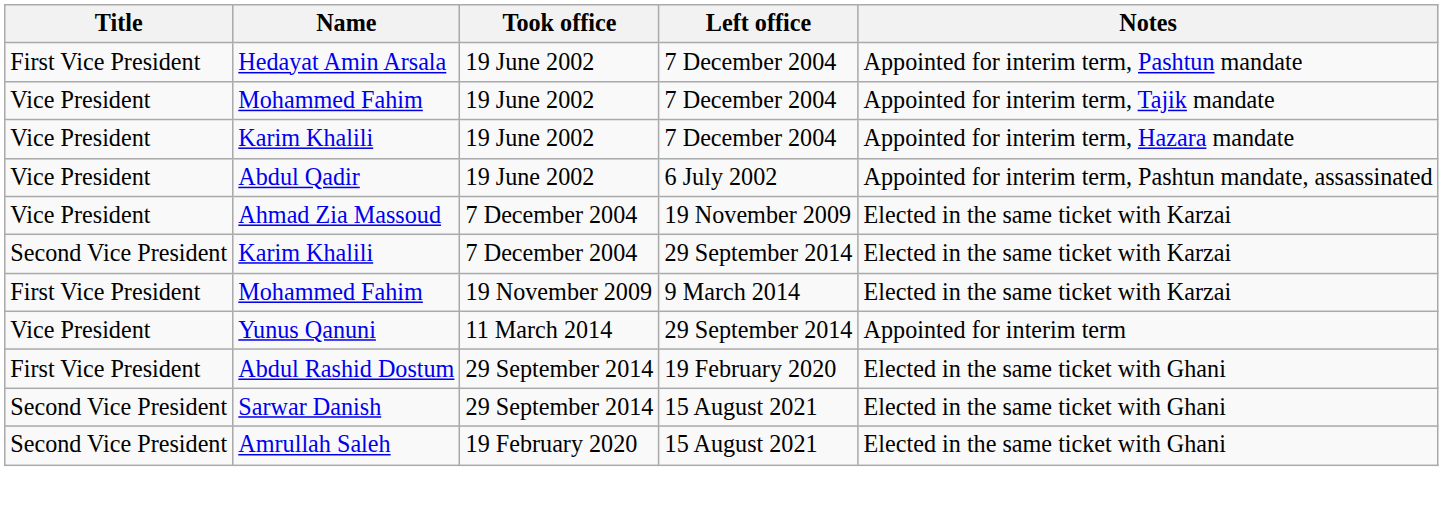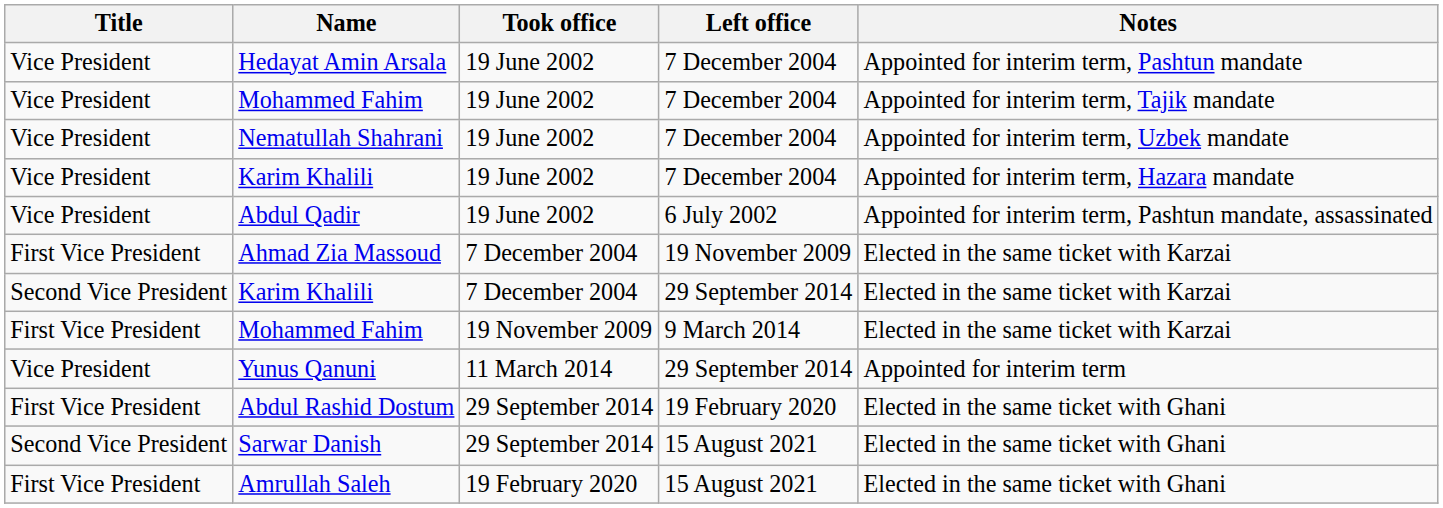(105, 61) First Vice President -> (80, 61) Vice President
+ row: (341, 138)
(80, 215) Vice President -> (105, 253) First Vice President
(119, 445) Second Vice President -> (105, 483) First Vice President
